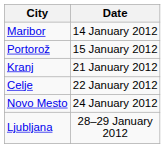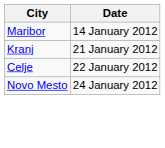- row: (28, 49)
- row: (30, 127)
